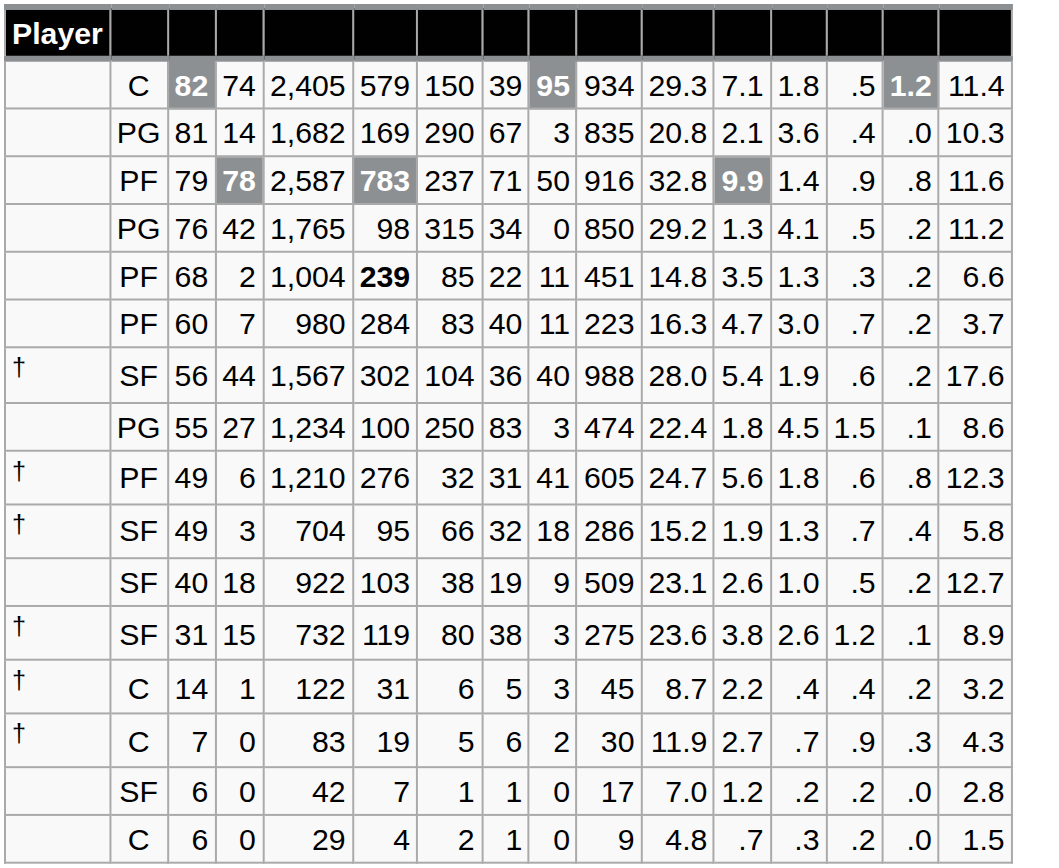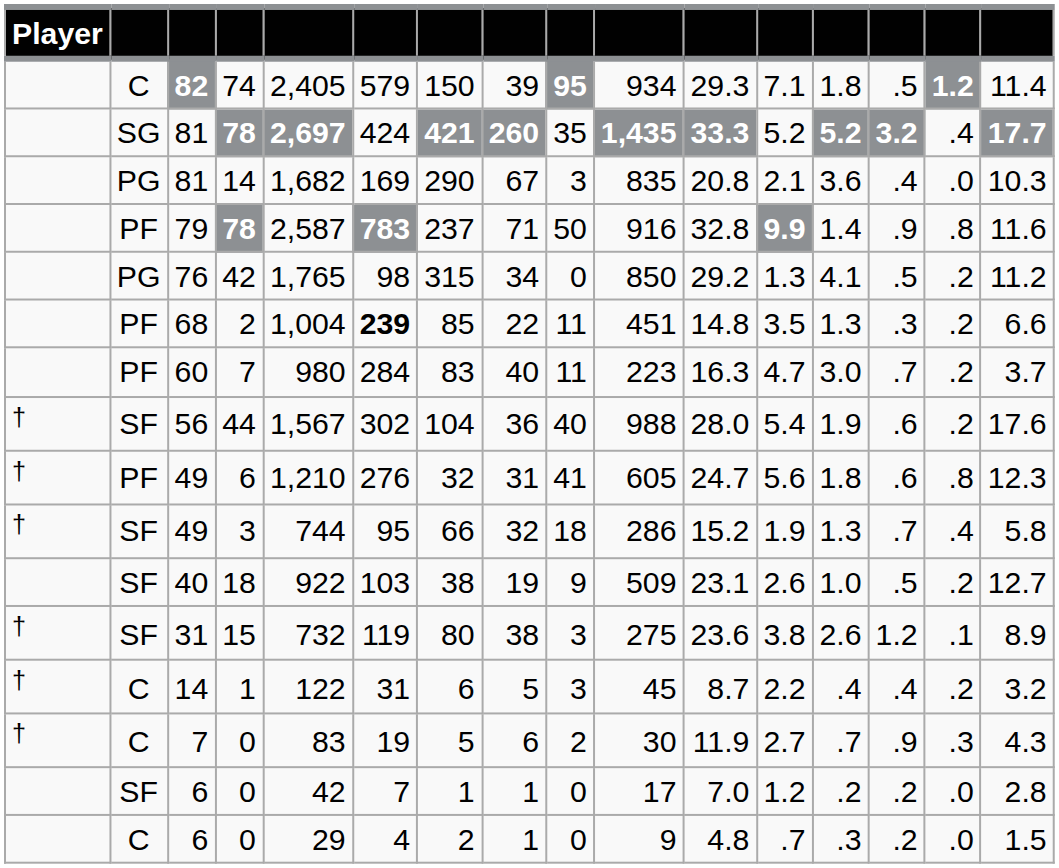+ row: (139, 133)
- row: (139, 426)
(320, 531) 704 -> (320, 531) 744
